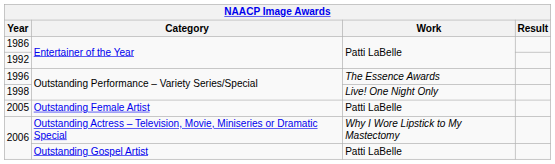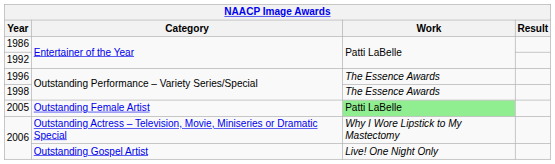(392, 92) Live! One Night Only -> (392, 92) The Essence Awards
(373, 108) no background -> (373, 108) lightgreen background
(373, 151) Patti LaBelle -> (392, 151) Live! One Night Only
